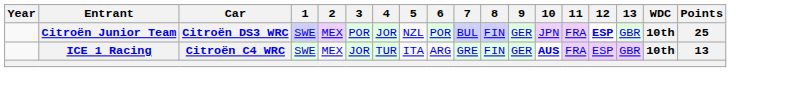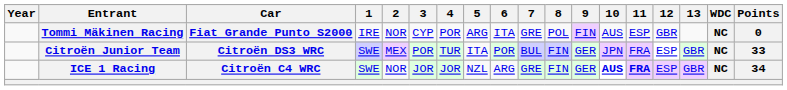+ row: (113, 33)
(386, 33) JOR -> (450, 51) TUR
(413, 33) NZL -> (477, 51) ITA
(603, 33) bold -> (667, 51) normal
(660, 33) 10th -> (721, 51) NC
(702, 33) 25 -> (758, 51) 33
(332, 51) MEX -> (396, 70) NOR
(386, 51) TUR -> (450, 70) JOR
(413, 51) ITA -> (477, 70) NZL
(576, 51) normal -> (640, 70) bold
(660, 51) 10th -> (721, 70) NC
(702, 51) 13 -> (758, 70) 34
